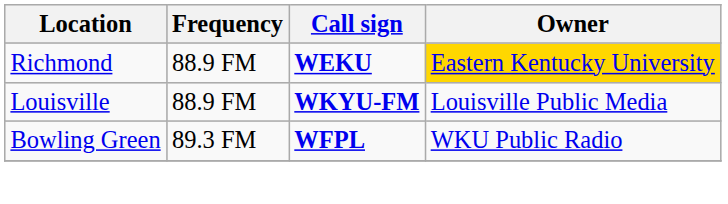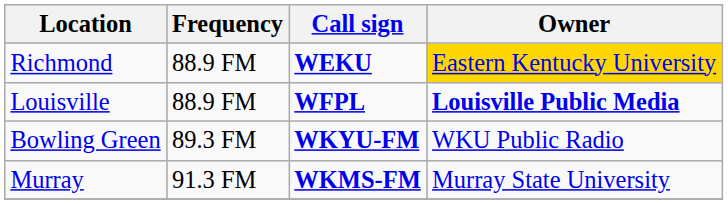(357, 101) WKYU-FM -> (330, 101) WFPL
(549, 101) normal -> (556, 101) bold
(330, 140) WFPL -> (357, 140) WKYU-FM
+ row: (47, 179)
